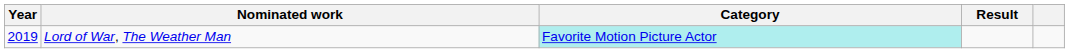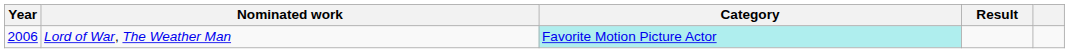(23, 36) 2019 -> (23, 36) 2006
